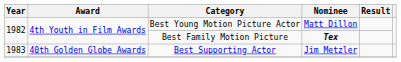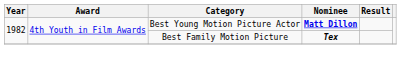(331, 24) normal -> (331, 24) bold
- row: (225, 50)
